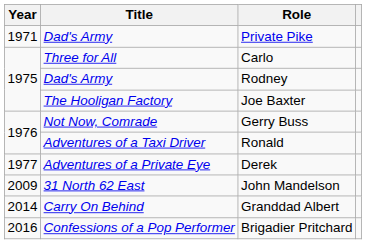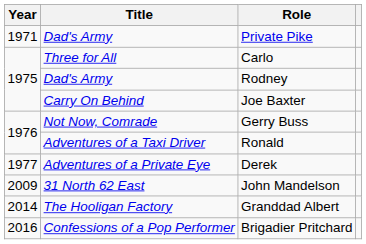(108, 100) The Hooligan Factory -> (94, 100) Carry On Behind
(94, 206) Carry On Behind -> (108, 206) The Hooligan Factory
